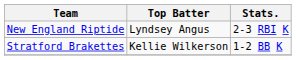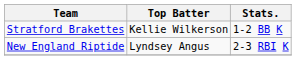rows swapped: (66, 30) <-> (66, 46)
